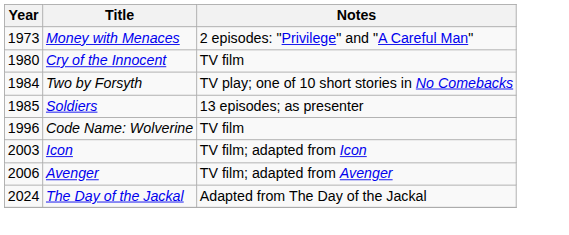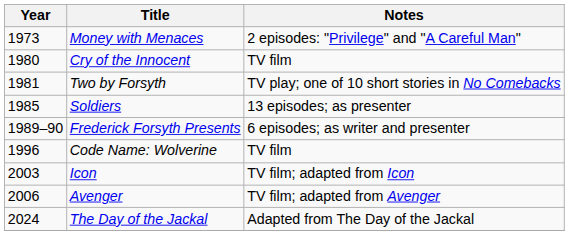(24, 83) 1984 -> (24, 83) 1981
+ row: (155, 128)
